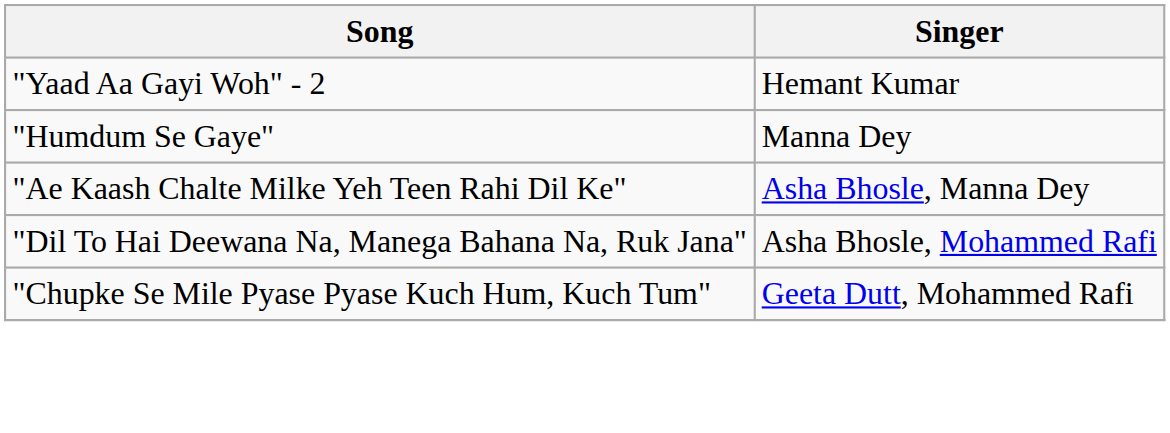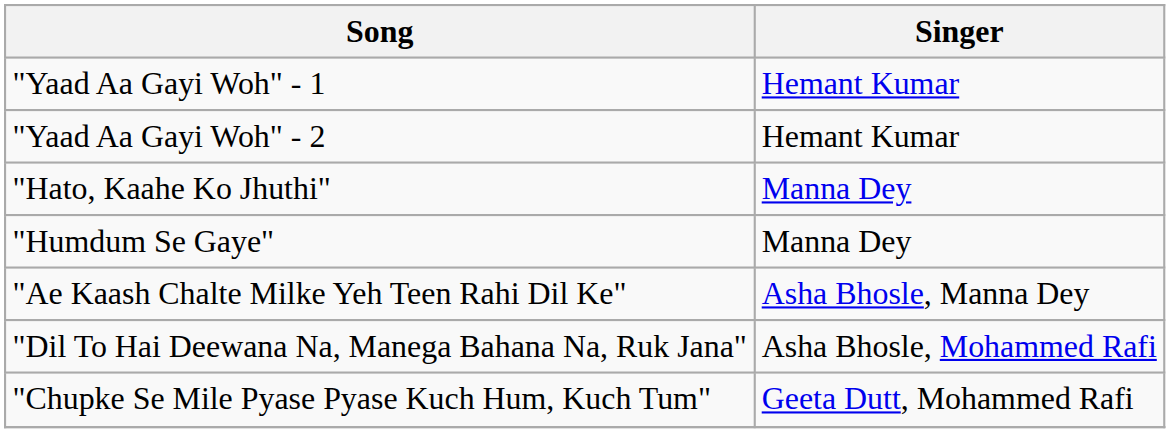+ row: (169, 83)
+ row: (172, 188)
